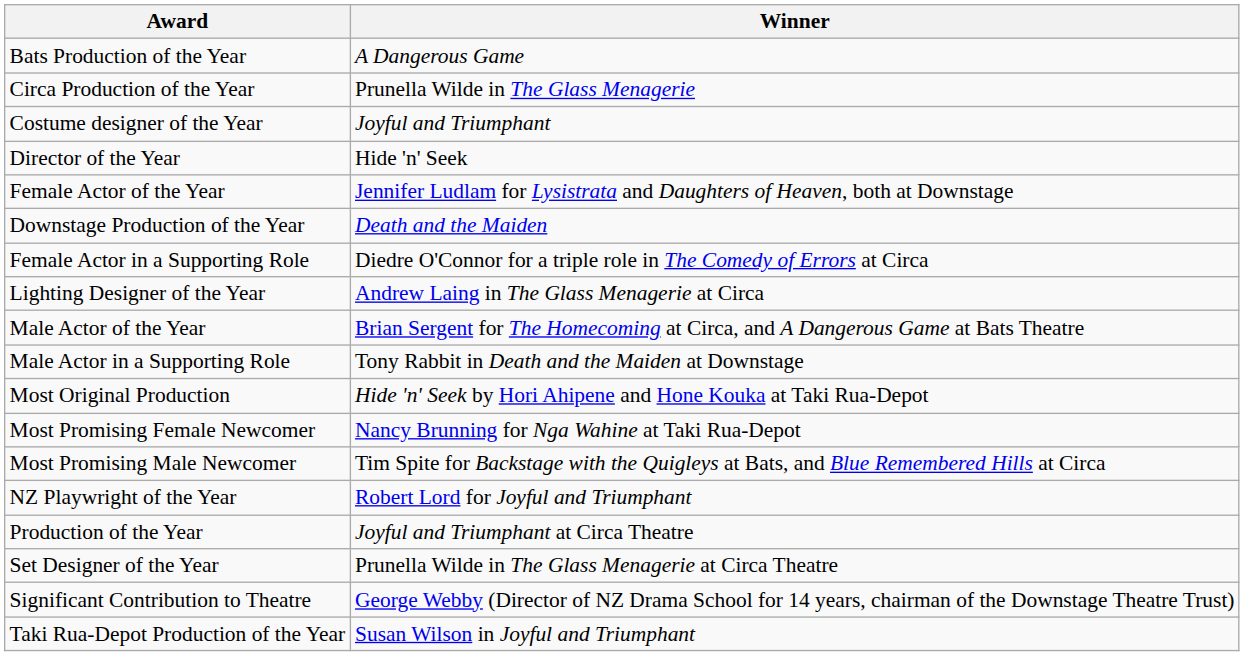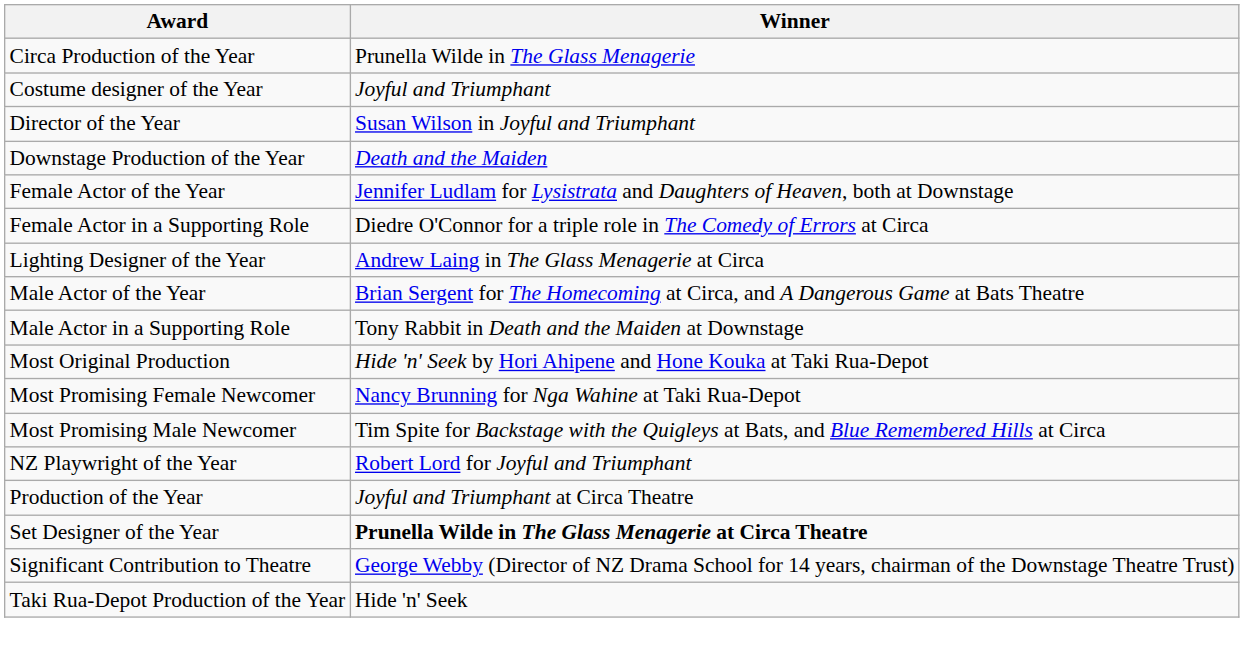- row: (128, 55)
(411, 157) Hide 'n' Seek -> (525, 123) Susan Wilson in Joyful and Triumphant
rows swapped: (157, 225) <-> (117, 191)
(597, 565) normal -> (611, 531) bold
(525, 633) Susan Wilson in Joyful and Triumphant -> (411, 599) Hide 'n' Seek
